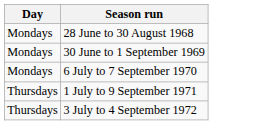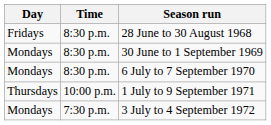+ column: (90, 14)
(30, 33) Mondays -> (25, 33) Fridays
(33, 110) Thursdays -> (30, 110) Mondays
